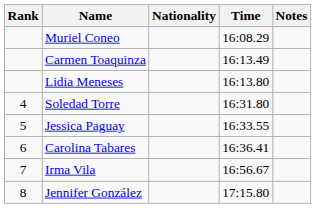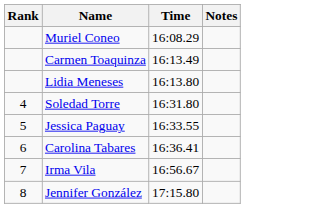- column: (184, 15)
